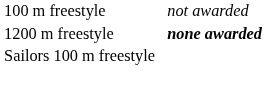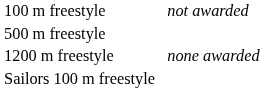+ row: (55, 33)
(215, 33) bold -> (213, 56) normal
